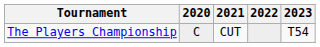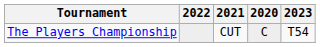columns swapped: (197, 14) <-> (264, 14)
